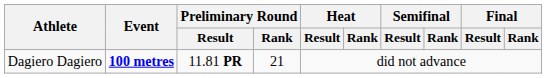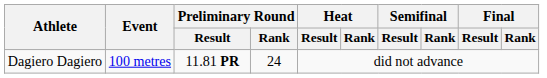(141, 61) bold -> (140, 61) normal
(277, 61) 21 -> (274, 61) 24
